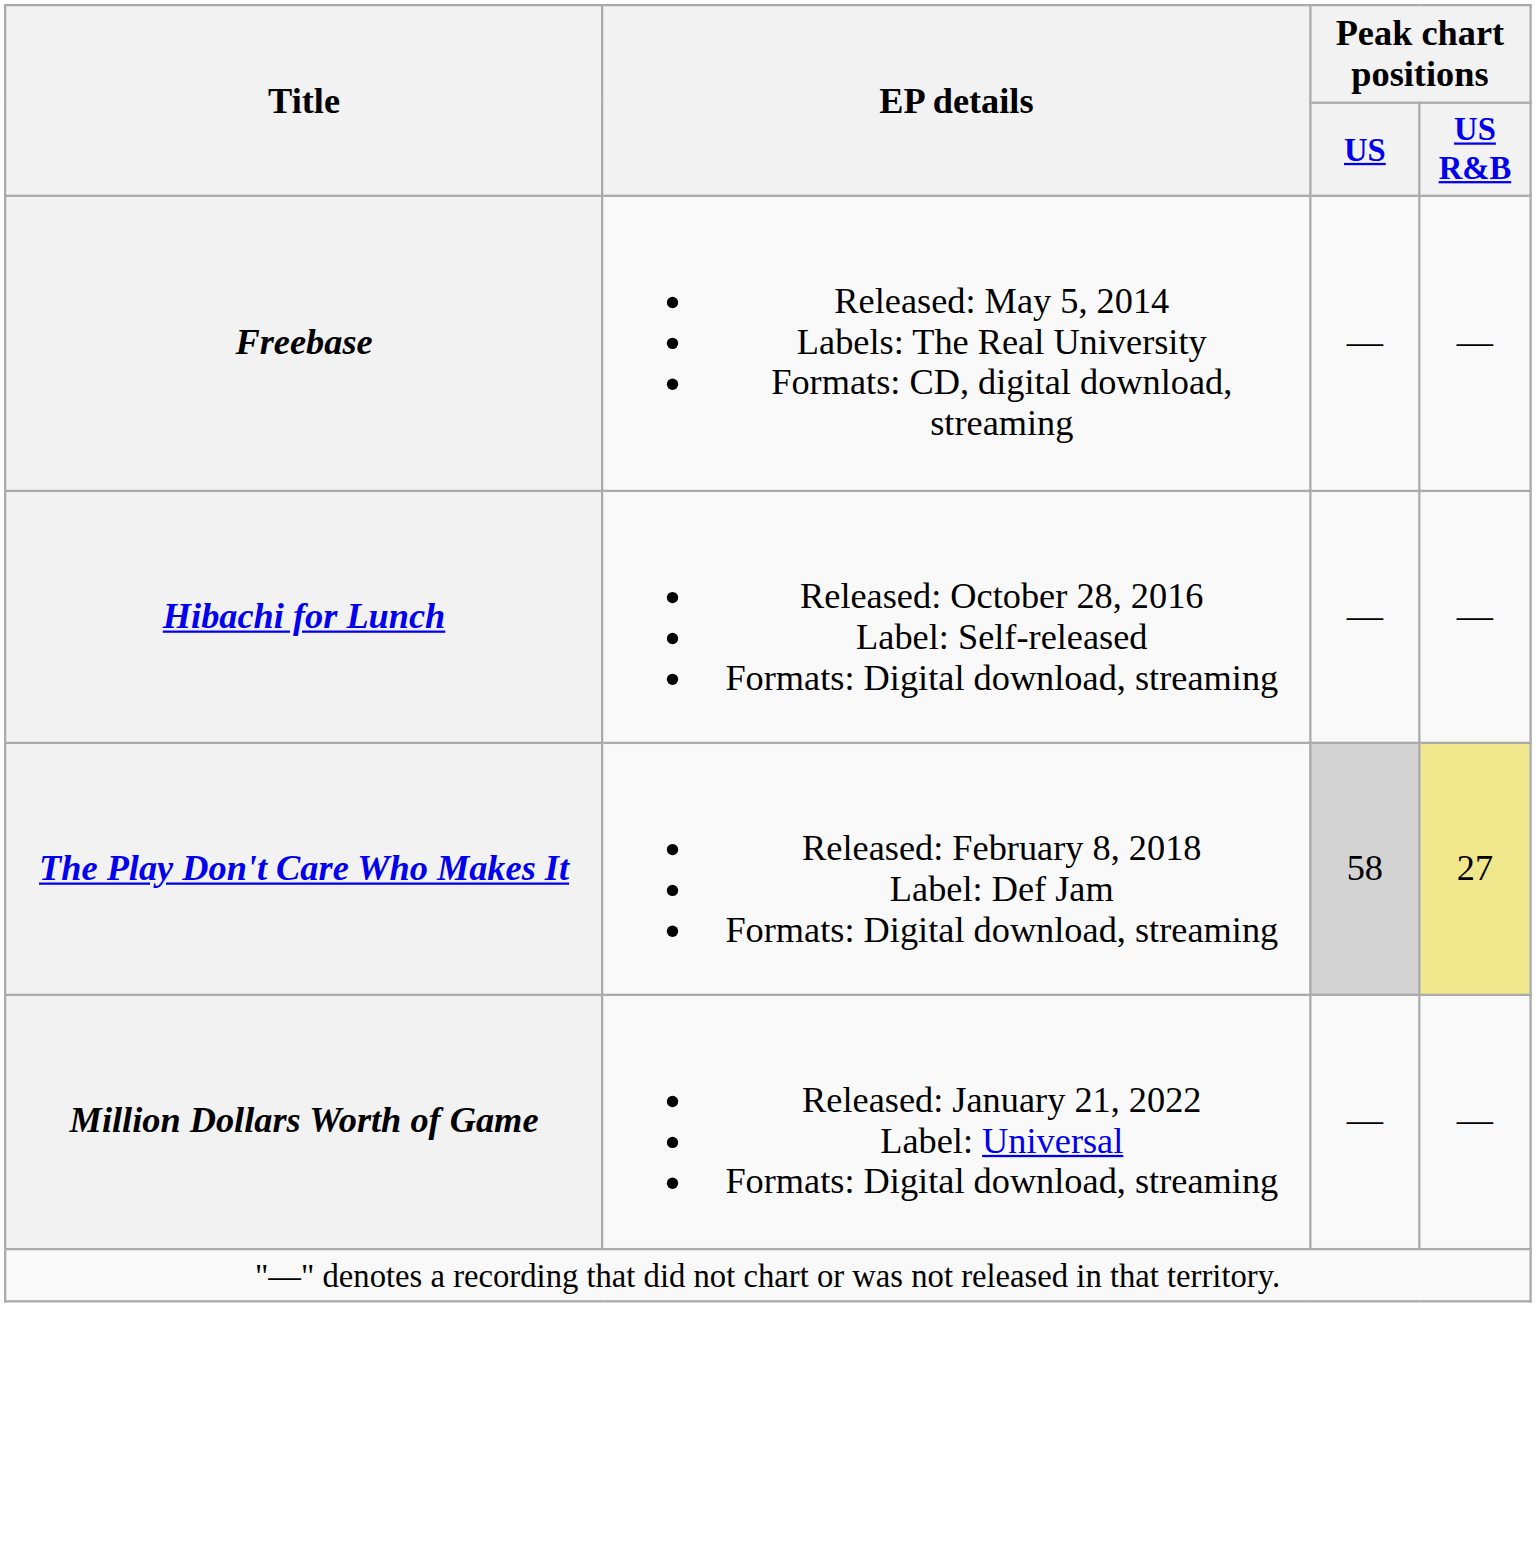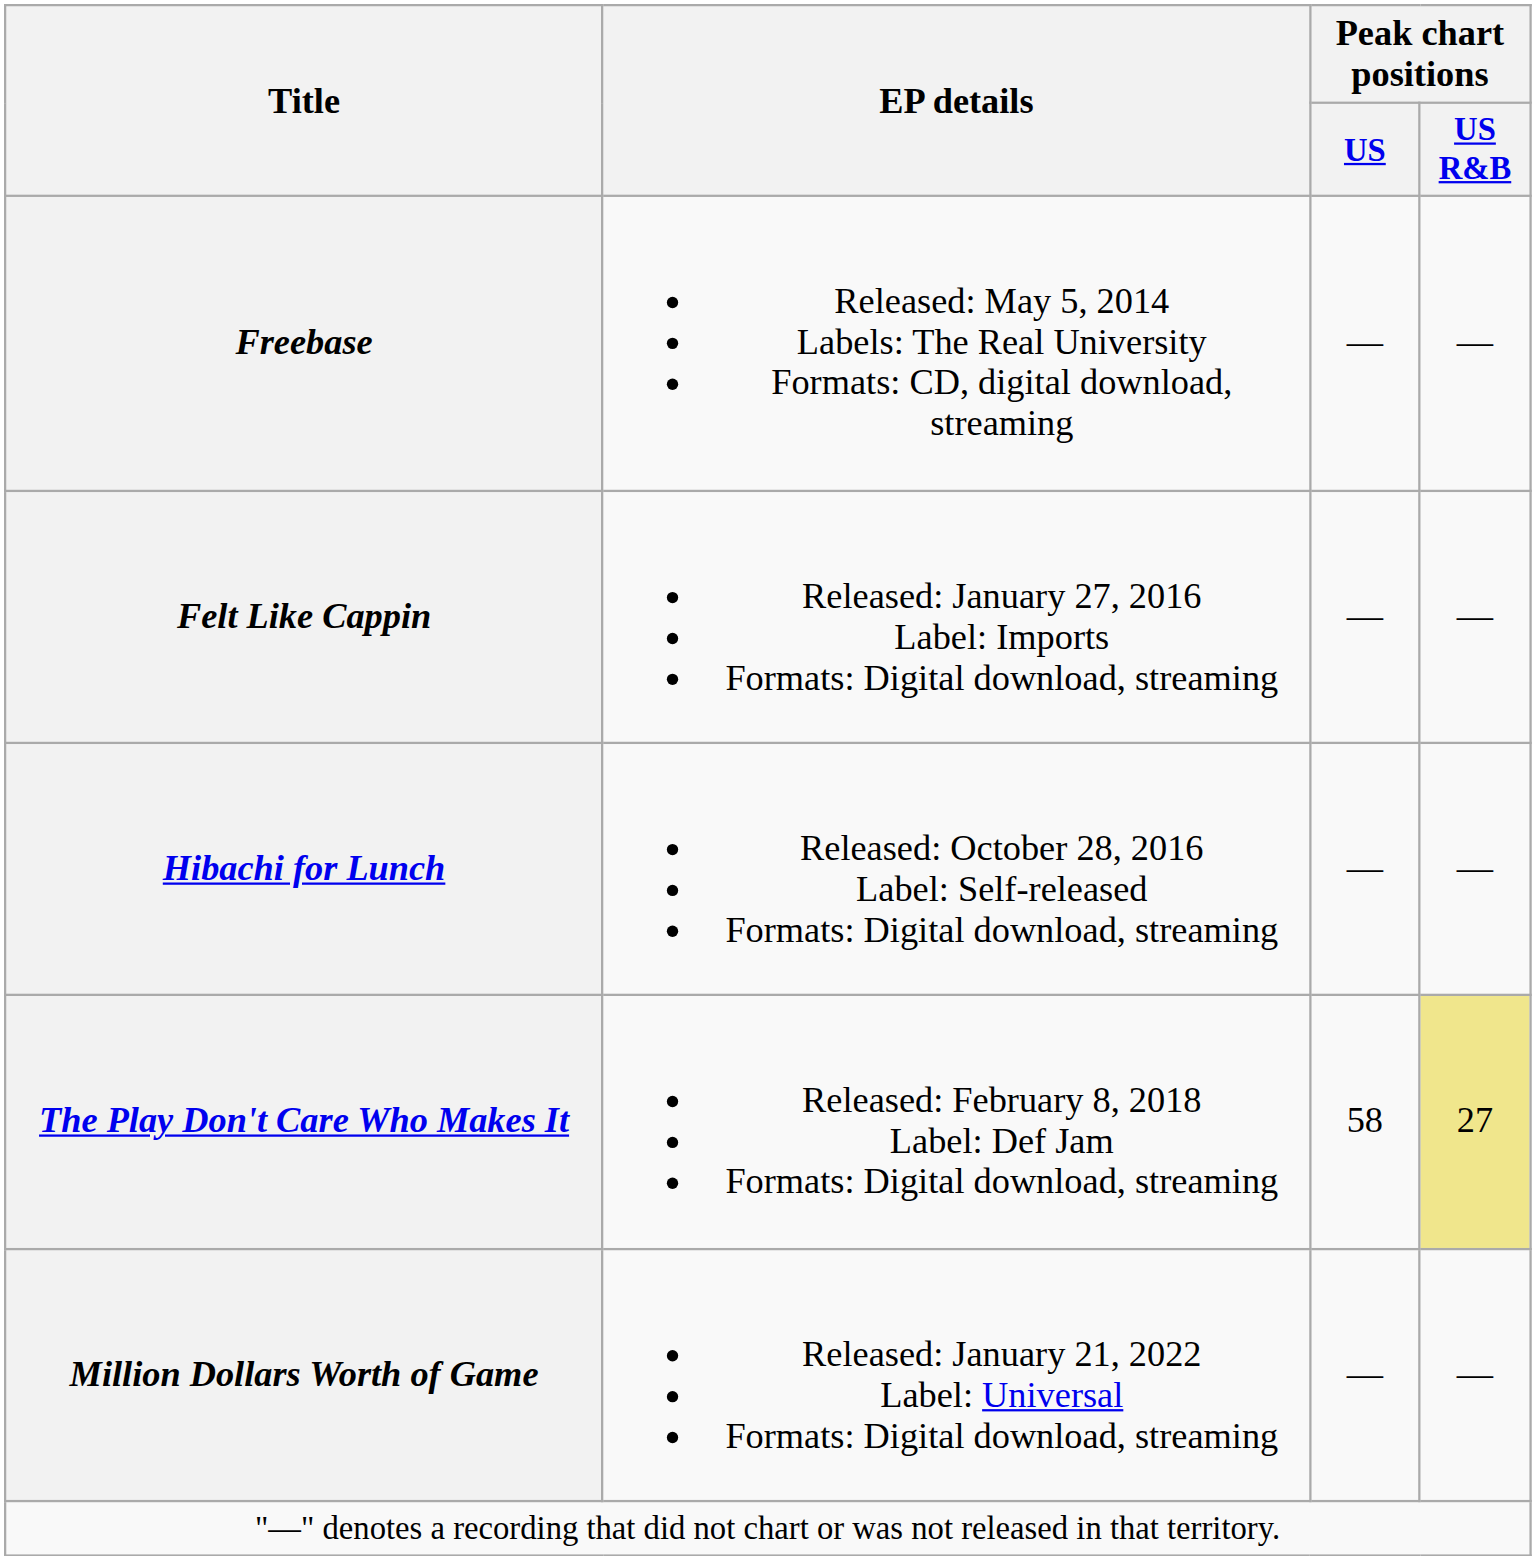+ row: (304, 615)
(1365, 868) lightgrey background -> (1365, 1121) no background
